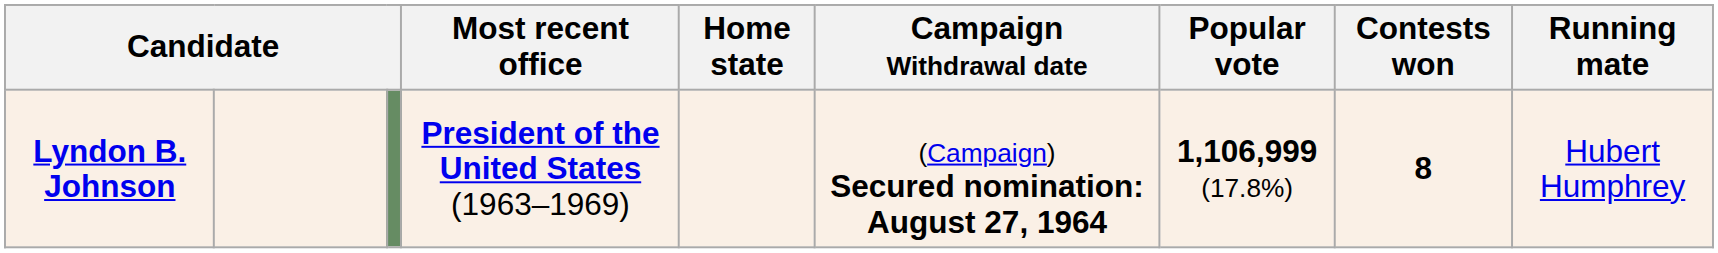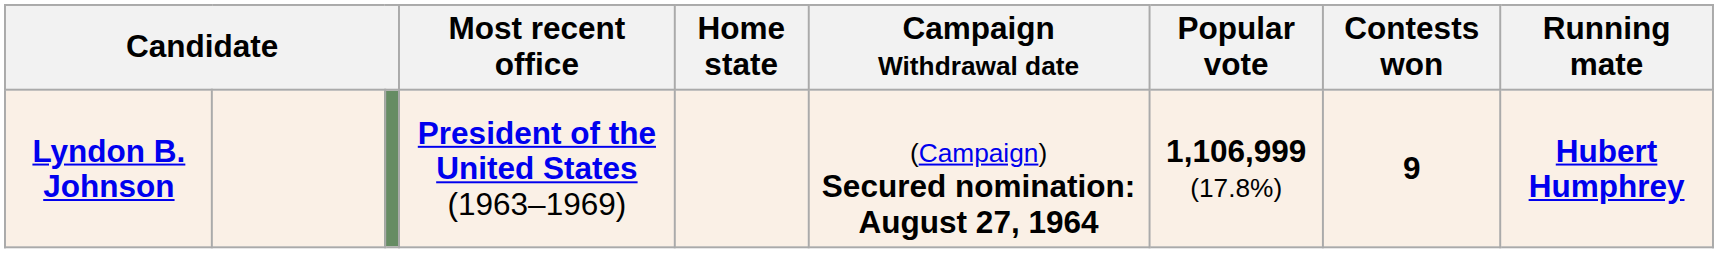(1423, 168) 8 -> (1412, 168) 9
(1613, 168) normal -> (1607, 168) bold
